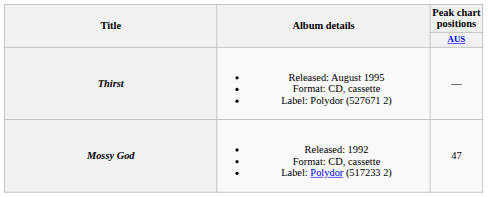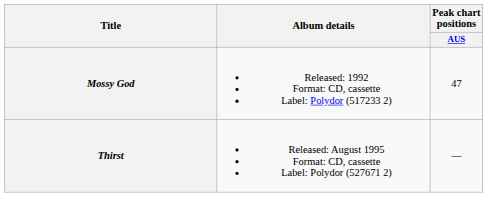rows swapped: (111, 155) <-> (111, 83)
